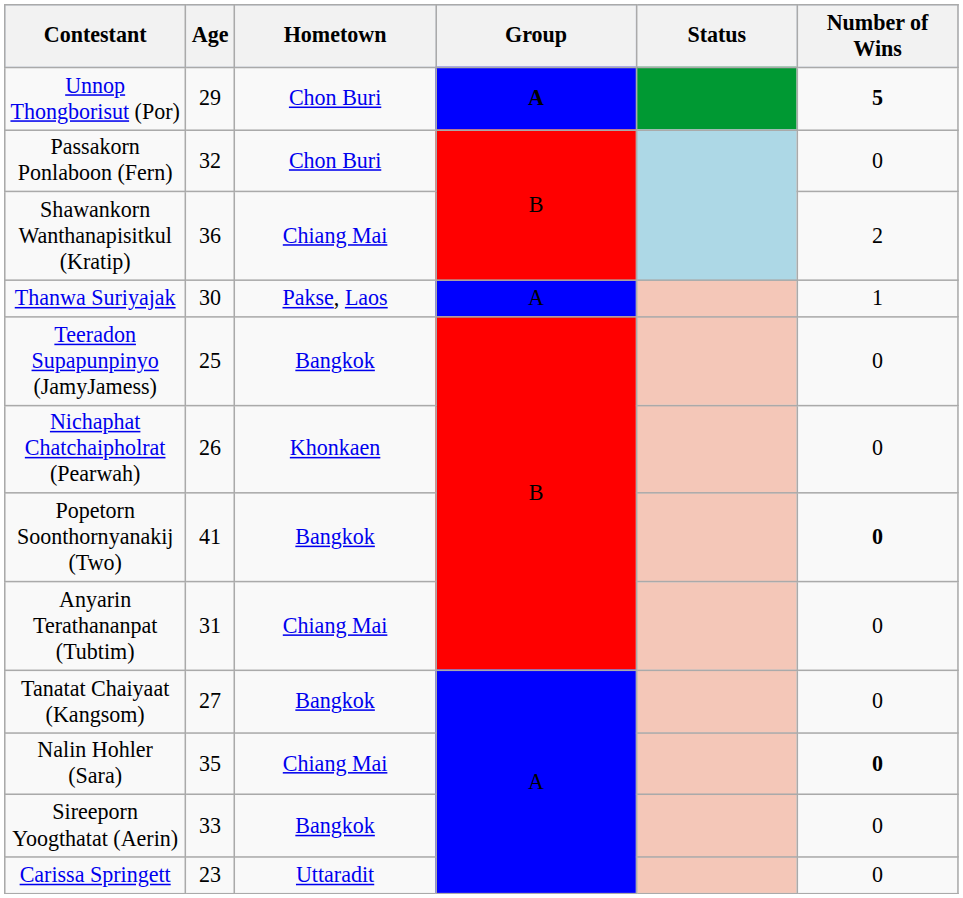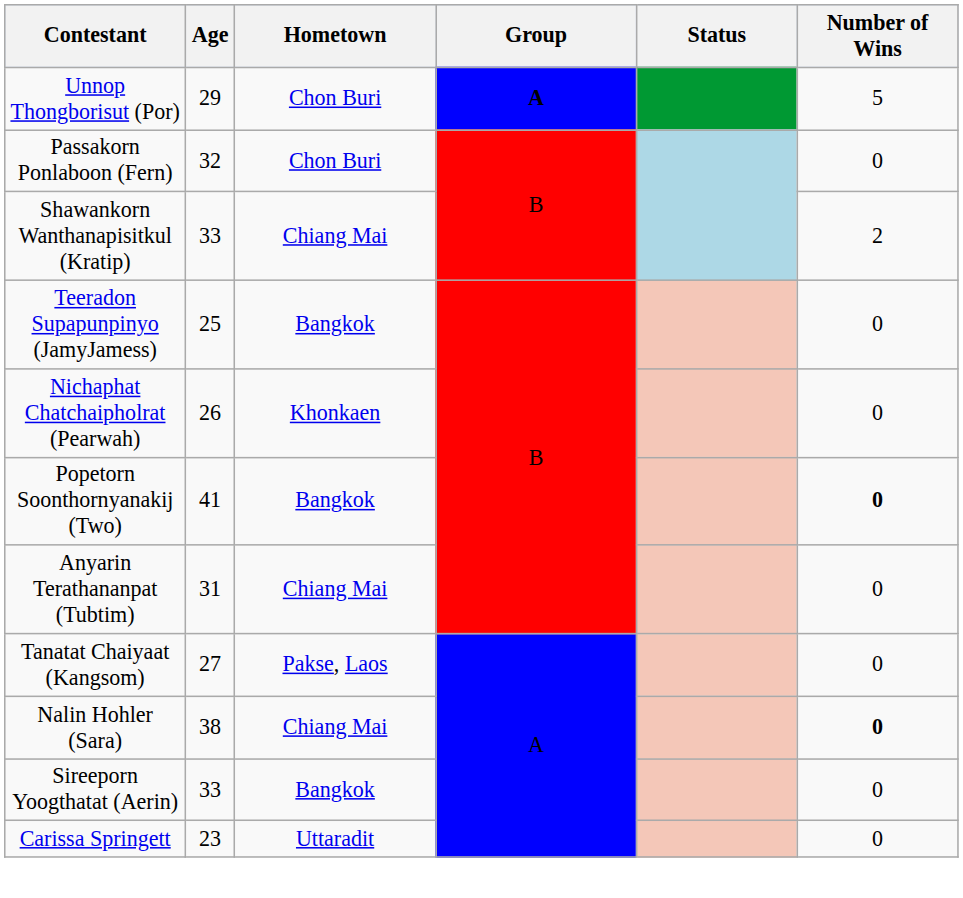(878, 98) bold -> (878, 98) normal
(210, 236) 36 -> (210, 236) 33
- row: (95, 298)
(335, 701) Bangkok -> (335, 664) Pakse, Laos
(210, 763) 35 -> (210, 727) 38
